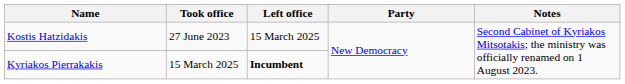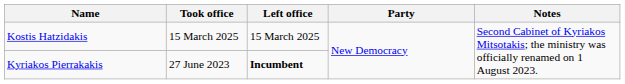(199, 36) 27 June 2023 -> (204, 36) 15 March 2025
(204, 64) 15 March 2025 -> (199, 64) 27 June 2023
